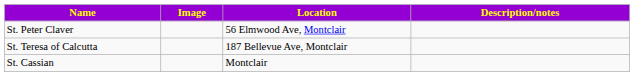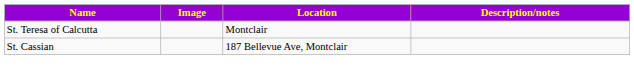- row: (40, 29)
(286, 46) 187 Bellevue Ave, Montclair -> (246, 29) Montclair
(246, 63) Montclair -> (286, 46) 187 Bellevue Ave, Montclair
